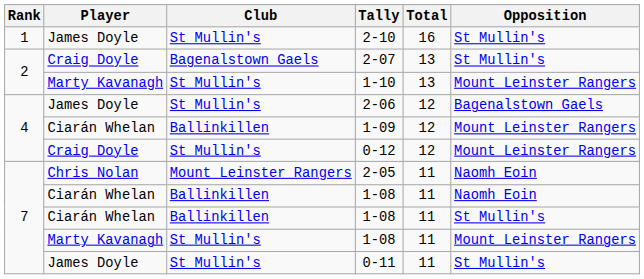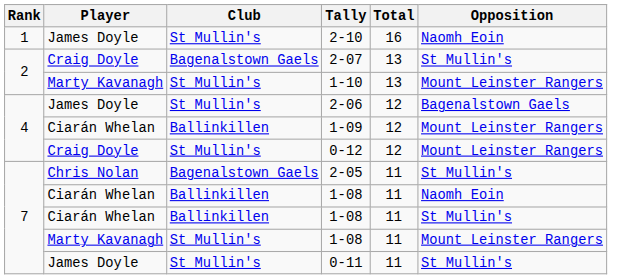(500, 38) St Mullin's -> (462, 38) Naomh Eoin
(261, 173) Mount Leinster Rangers -> (244, 173) Bagenalstown Gaels
(495, 173) Naomh Eoin -> (467, 173) St Mullin's
